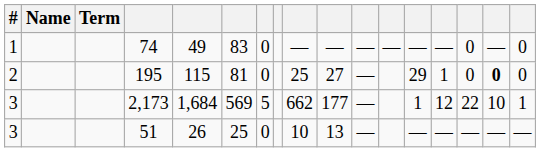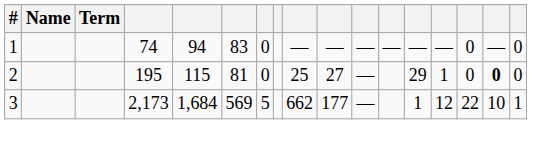(197, 47) 49 -> (197, 47) 94
- row: (149, 132)
